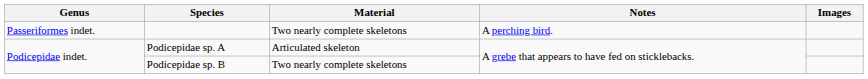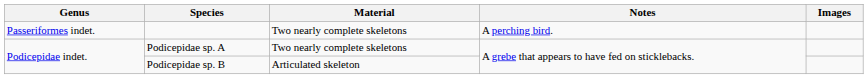(316, 47) Articulated skeleton -> (339, 47) Two nearly complete skeletons
(339, 64) Two nearly complete skeletons -> (316, 64) Articulated skeleton
